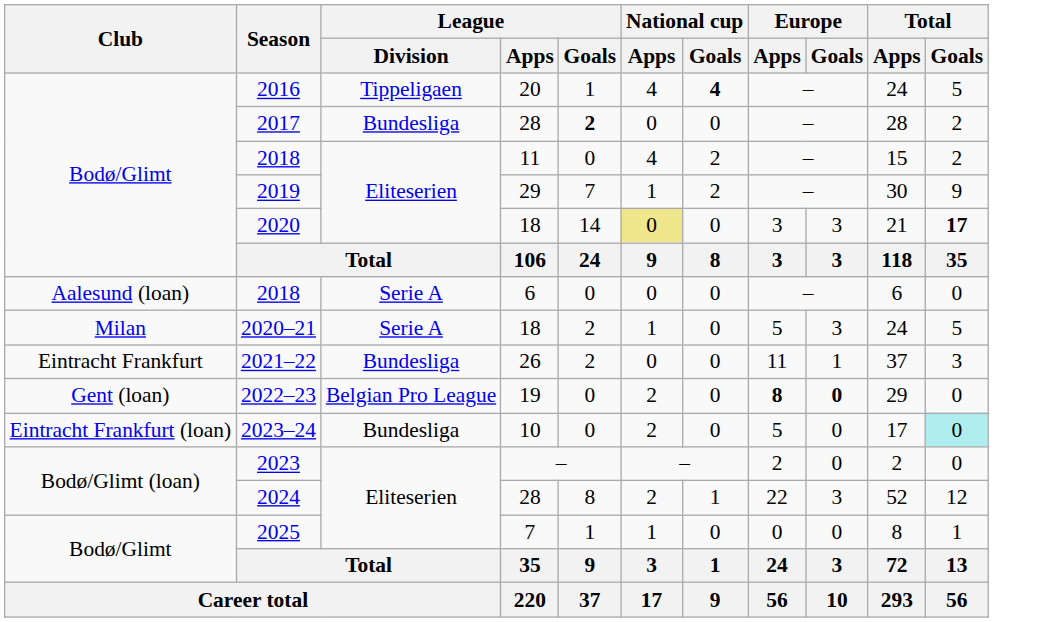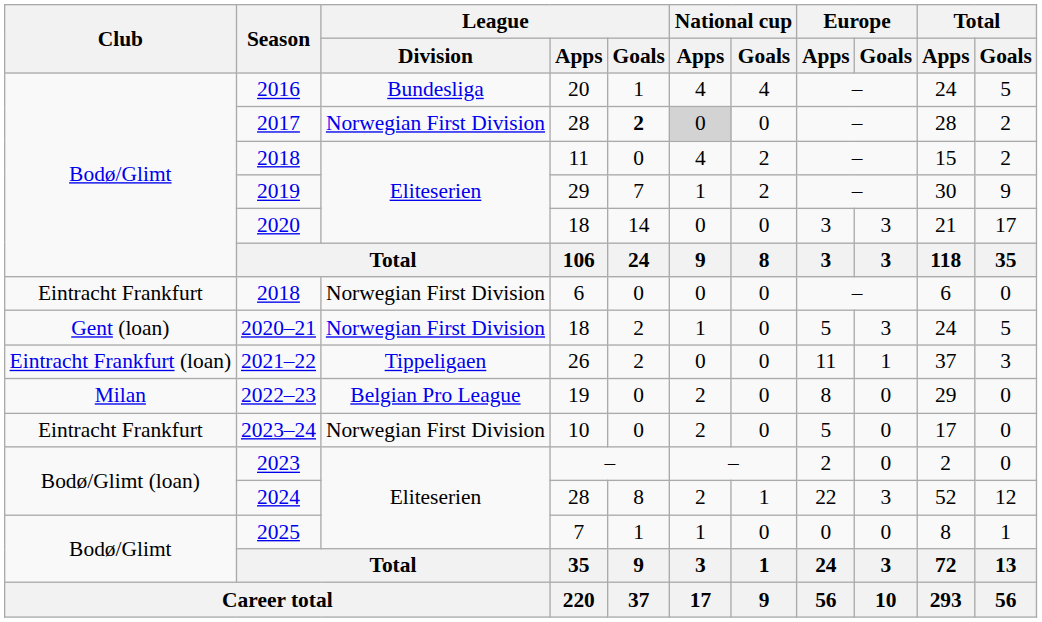(411, 89) Tippeligaen -> (435, 89) Bundesliga
(715, 89) bold -> (764, 89) normal
(411, 123) Bundesliga -> (435, 123) Norwegian First Division
(652, 123) no background -> (700, 123) lightgrey background
(652, 225) khaki background -> (700, 225) no background
(957, 225) bold -> (1006, 225) normal
(120, 293) Aalesund (loan) -> (120, 293) Eintracht Frankfurt
(411, 293) Serie A -> (435, 293) Norwegian First Division
(120, 327) Milan -> (120, 327) Gent (loan)
(411, 327) Serie A -> (435, 327) Norwegian First Division
(120, 361) Eintracht Frankfurt -> (120, 361) Eintracht Frankfurt (loan)
(411, 361) Bundesliga -> (435, 361) Tippeligaen
(120, 395) Gent (loan) -> (120, 395) Milan
(777, 395) bold -> (826, 395) normal
(837, 395) bold -> (886, 395) normal
(120, 429) Eintracht Frankfurt (loan) -> (120, 429) Eintracht Frankfurt
(411, 429) Bundesliga -> (435, 429) Norwegian First Division
(957, 429) paleturquoise background -> (1006, 429) no background
